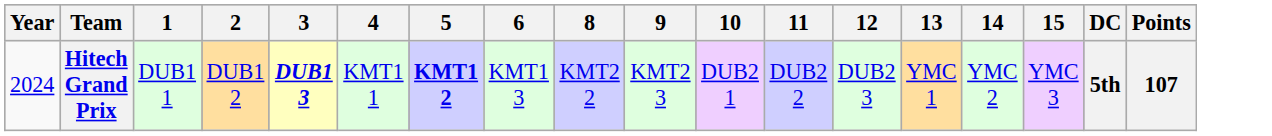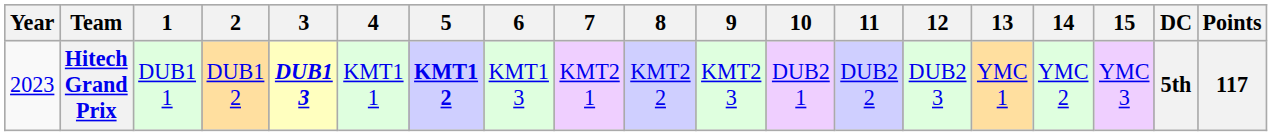+ column: (590, 22)
(32, 85) 2024 -> (32, 85) 2023
(1161, 85) 107 -> (1232, 85) 117
